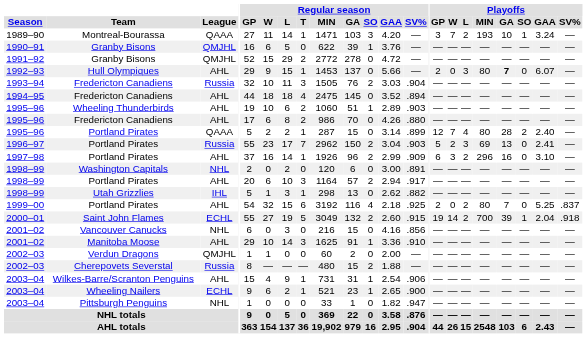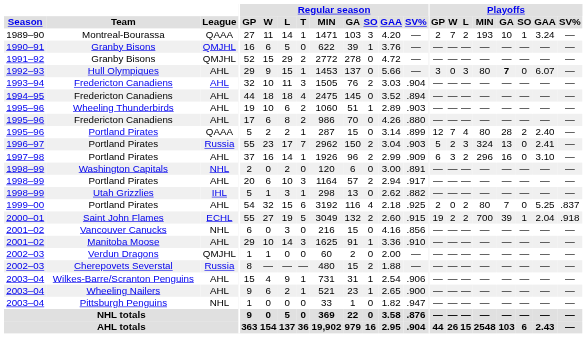(438, 34) 3 -> (438, 34) 2
(438, 71) 2 -> (438, 71) 3
(219, 83) Russia -> (219, 83) AHL
(485, 144) 69 -> (485, 144) 324
(453, 217) 14 -> (453, 217) 2
(219, 290) ECHL -> (219, 290) AHL
